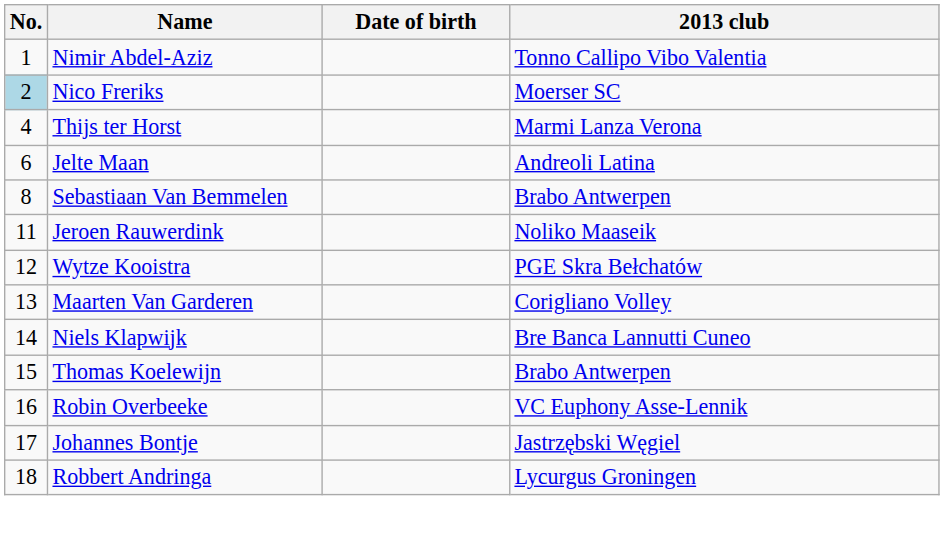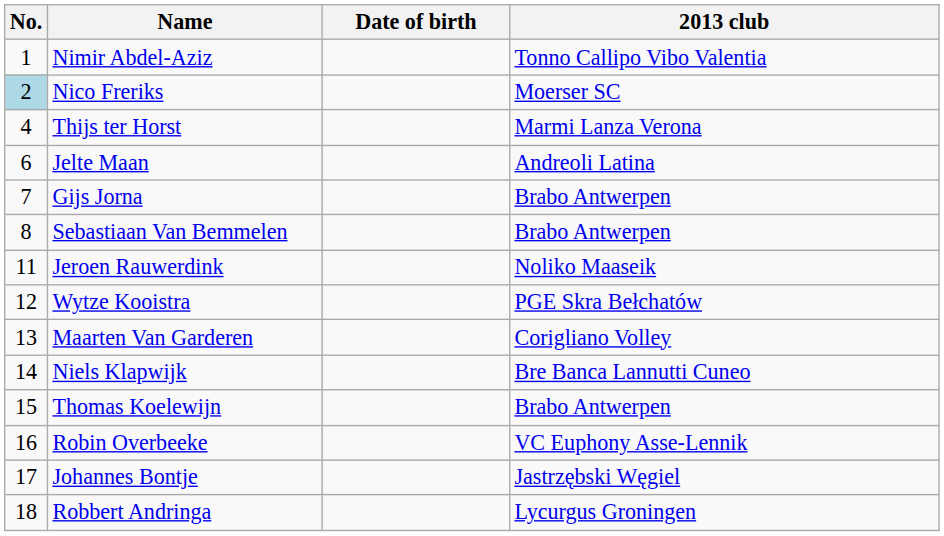+ row: (98, 197)
